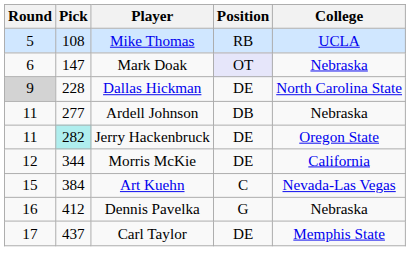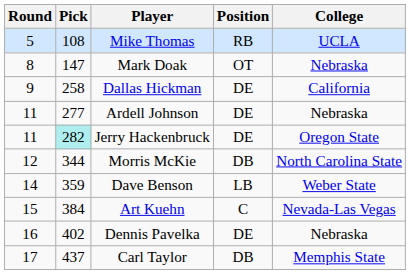(30, 64) 6 -> (30, 64) 8
(243, 64) lavender background -> (243, 64) no background
(30, 88) lightgrey background -> (30, 88) no background
(73, 88) 228 -> (73, 88) 258
(339, 88) North Carolina State -> (339, 88) California
(243, 112) DB -> (243, 112) DE
(243, 161) DE -> (243, 161) DB
(339, 161) California -> (339, 161) North Carolina State
+ row: (152, 185)
(73, 209) 412 -> (73, 233) 402
(243, 209) G -> (243, 233) DE
(243, 233) DE -> (243, 257) DB
